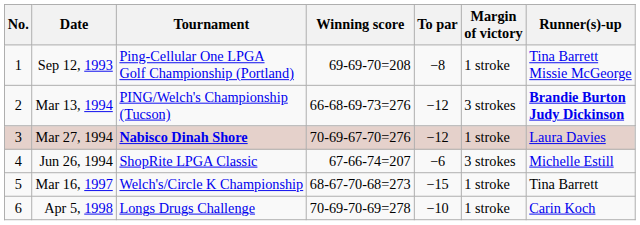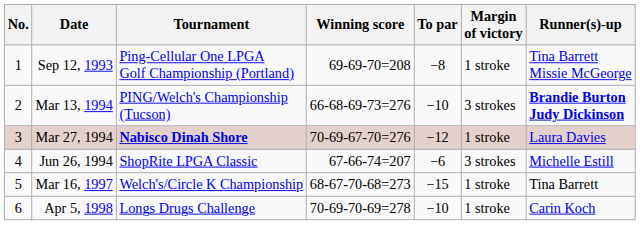(438, 105) −12 -> (438, 105) −10
